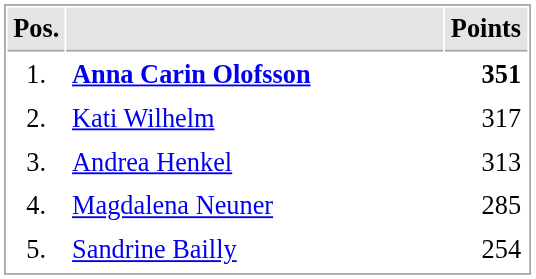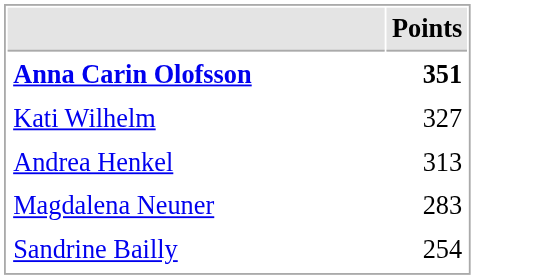- column: (36, 28)
(501, 117) 317 -> (442, 117) 327
(501, 205) 285 -> (442, 205) 283
